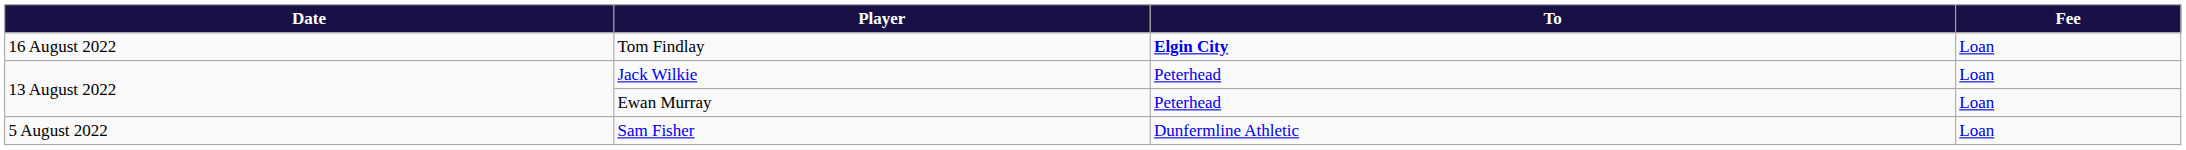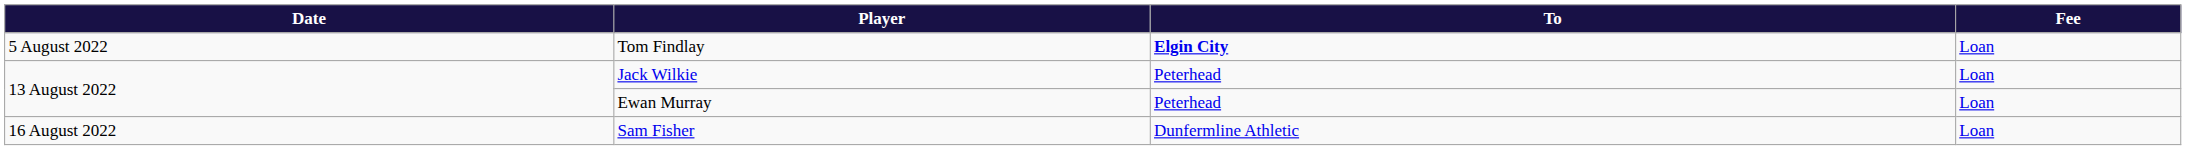(62, 46) 16 August 2022 -> (58, 46) 5 August 2022
(58, 131) 5 August 2022 -> (62, 131) 16 August 2022
